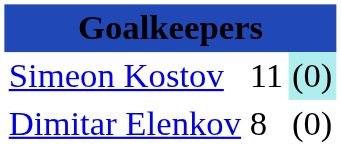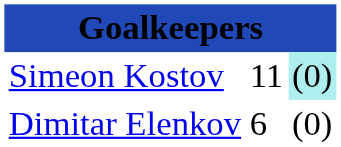(258, 123) 8 -> (258, 123) 6
